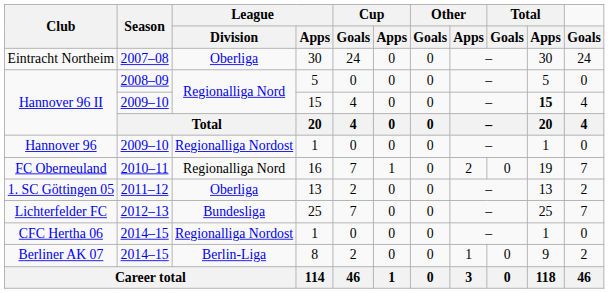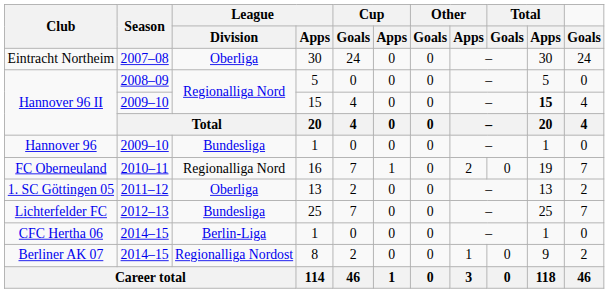(234, 146) Regionalliga Nordost -> (234, 146) Bundesliga
(234, 233) Regionalliga Nordost -> (234, 233) Berlin-Liga
(234, 255) Berlin-Liga -> (234, 255) Regionalliga Nordost
